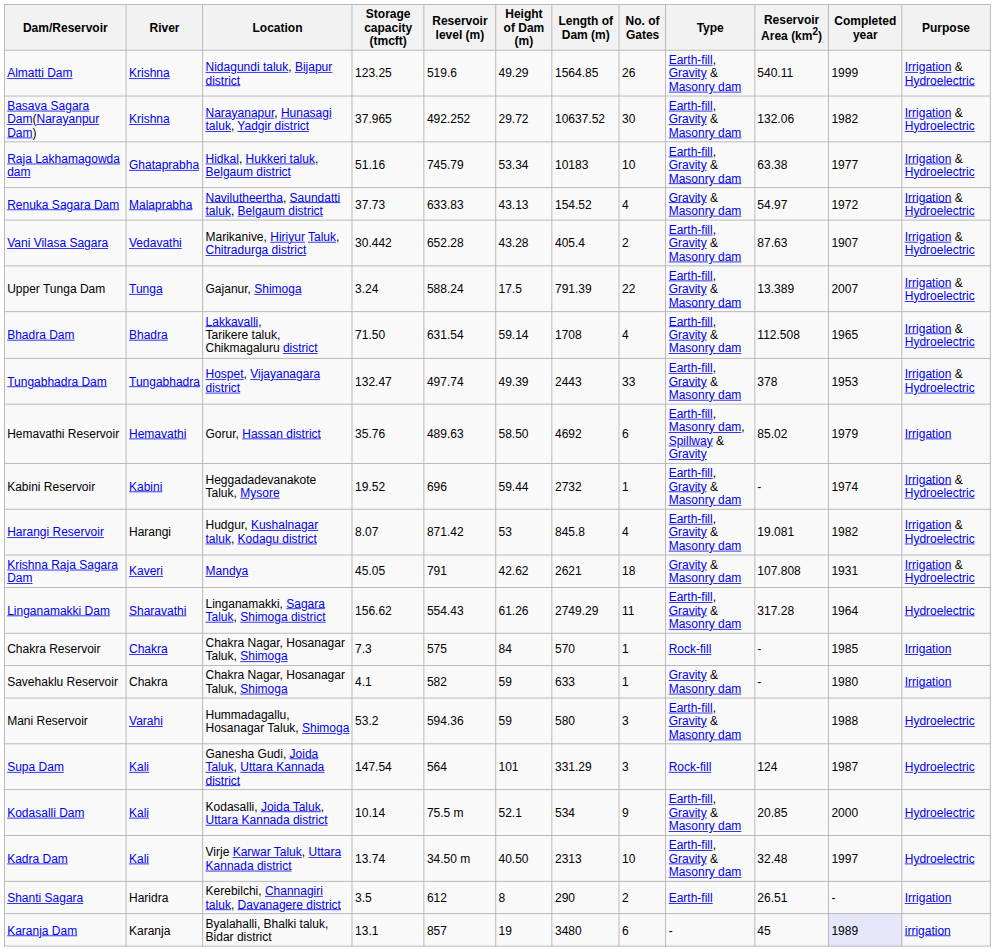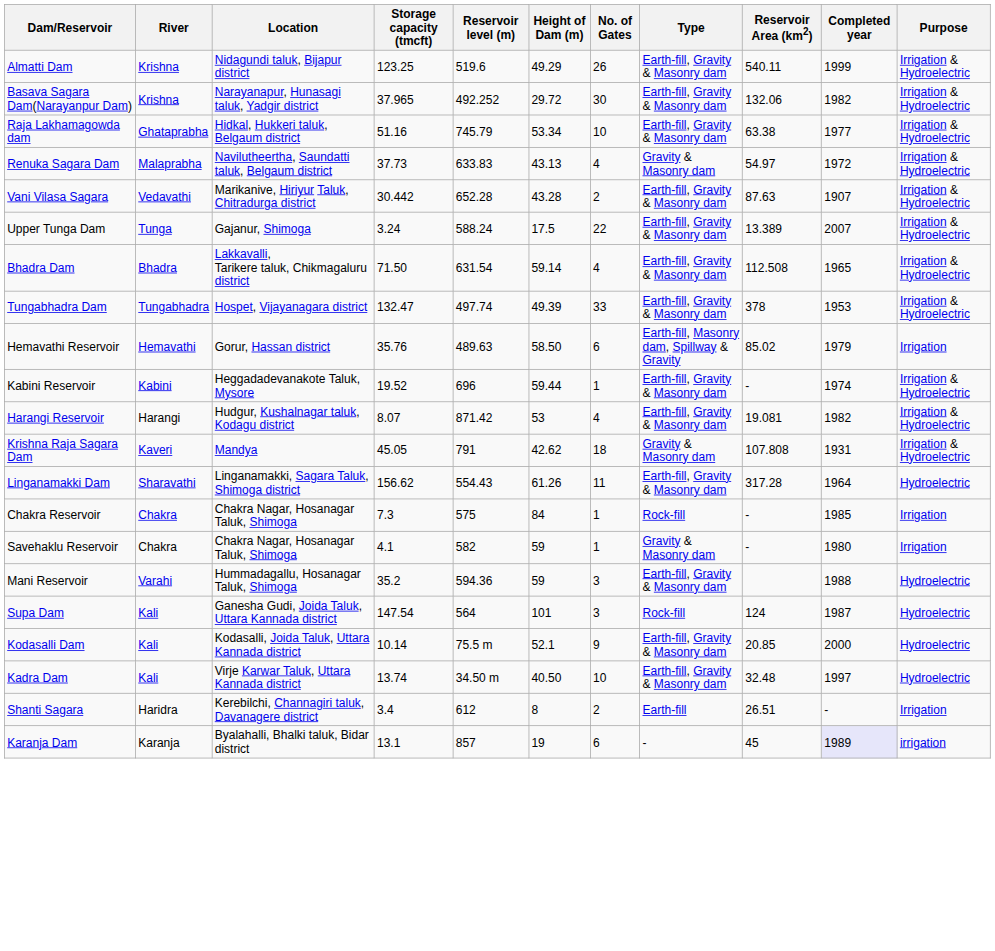- column: (586, 28)
(367, 721) 53.2 -> (389, 580) 35.2
(363, 898) 3.5 -> (385, 710) 3.4
